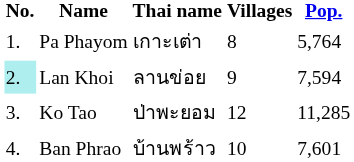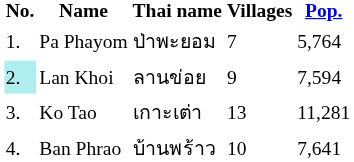(167, 42) เกาะเต่า -> (175, 42) ป่าพะยอม
(232, 41) 8 -> (232, 41) 7
(175, 113) ป่าพะยอม -> (167, 113) เกาะเต่า
(237, 112) 12 -> (237, 112) 13
(324, 112) 11,285 -> (324, 112) 11,281
(319, 147) 7,601 -> (319, 147) 7,641
